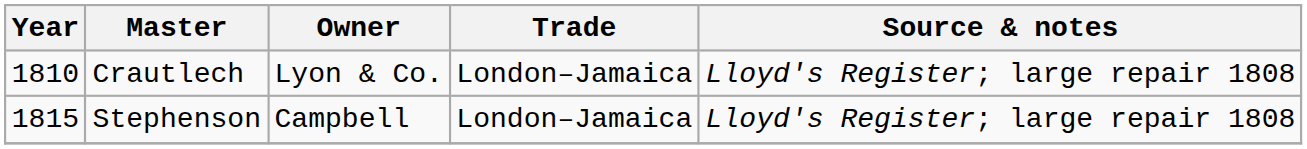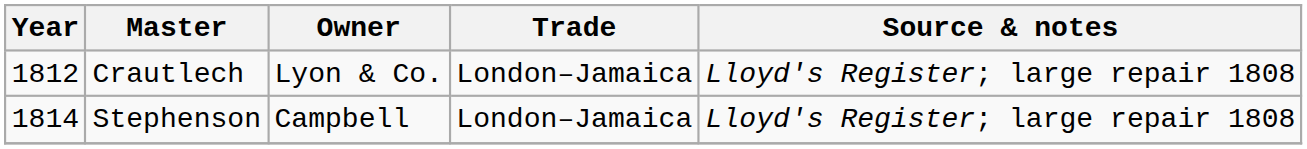(45, 74) 1810 -> (45, 74) 1812
(45, 119) 1815 -> (45, 119) 1814
